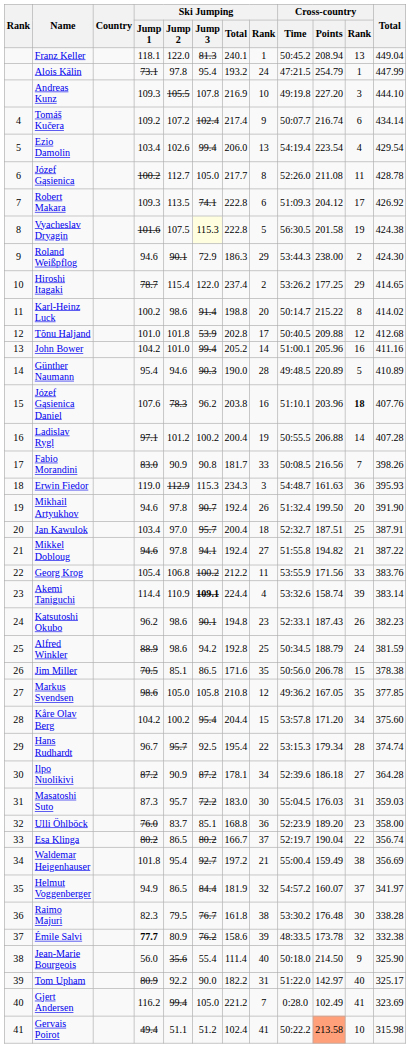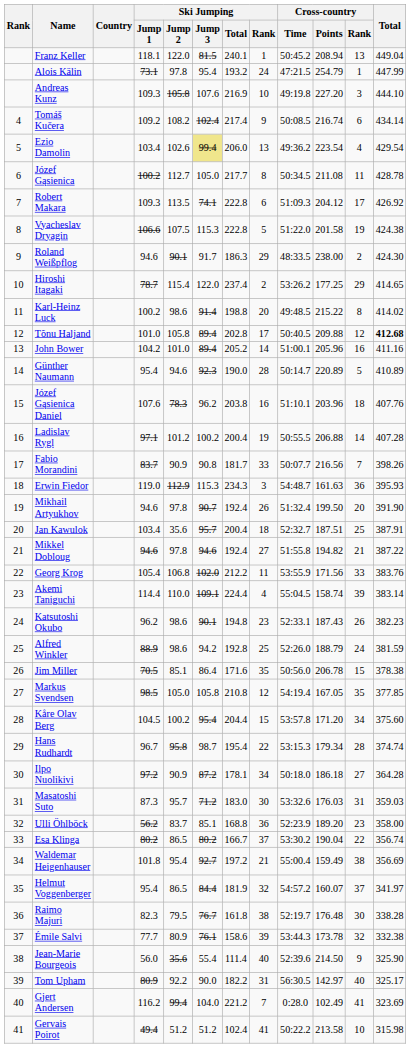(208, 55) 81.3 -> (208, 55) 81.5
(178, 93) 105.5 -> (178, 93) 105.8
(208, 93) 107.8 -> (208, 93) 107.6
(178, 120) 107.2 -> (178, 120) 108.2
(295, 120) 50:07.7 -> (295, 120) 50:08.5
(208, 148) no background -> (208, 148) khaki background
(295, 148) 54:19.4 -> (295, 148) 49:36.2
(295, 175) 52:26.0 -> (295, 175) 50:34.5
(149, 230) 101.6 -> (149, 230) 106.6
(208, 230) lightyellow background -> (208, 230) no background
(295, 230) 56:30.5 -> (295, 230) 51:22.0
(208, 257) 72.9 -> (208, 257) 91.7
(295, 257) 53:44.3 -> (295, 257) 48:33.5
(295, 312) 50:14.7 -> (295, 312) 49:48.5
(178, 333) 101.8 -> (178, 333) 105.8
(208, 333) 53.9 -> (208, 333) 89.4
(390, 333) normal -> (390, 333) bold
(208, 349) 99.4 -> (208, 349) 89.4
(208, 371) 90.3 -> (208, 371) 92.3
(295, 371) 49:48.5 -> (295, 371) 50:14.7
(359, 404) bold -> (359, 404) normal
(149, 464) 83.0 -> (149, 464) 83.7
(295, 464) 50:08.5 -> (295, 464) 50:07.7
(178, 529) 97.0 -> (178, 529) 35.6
(208, 551) 94.1 -> (208, 551) 94.6
(208, 572) 100.2 -> (208, 572) 102.0
(178, 594) 110.9 -> (178, 594) 110.0
(208, 594) bold -> (208, 594) normal
(295, 594) 53:32.6 -> (295, 594) 55:04.5
(295, 649) 50:34.5 -> (295, 649) 52:26.0
(208, 670) 86.5 -> (208, 670) 86.4
(149, 692) 98.6 -> (149, 692) 98.5
(295, 692) 49:36.2 -> (295, 692) 54:19.4
(149, 719) 104.2 -> (149, 719) 104.5
(178, 747) 95.7 -> (178, 747) 95.8
(208, 747) 92.5 -> (208, 747) 98.7
(149, 774) 87.2 -> (149, 774) 97.2
(295, 774) 52:39.6 -> (295, 774) 50:18.0
(208, 801) 72.2 -> (208, 801) 71.2
(295, 801) 55:04.5 -> (295, 801) 53:32.6
(149, 823) 76.0 -> (149, 823) 56.2
(295, 839) 52:19.7 -> (295, 839) 53:30.2
(149, 888) 94.9 -> (149, 888) 95.4
(295, 915) 53:30.2 -> (295, 915) 52:19.7
(149, 937) bold -> (149, 937) normal
(208, 937) 76.2 -> (208, 937) 76.1
(295, 937) 48:33.5 -> (295, 937) 53:44.3
(295, 959) 50:18.0 -> (295, 959) 52:39.6
(295, 980) 51:22.0 -> (295, 980) 56:30.5
(208, 1002) 105.0 -> (208, 1002) 104.0
(178, 1029) 51.1 -> (178, 1029) 51.2
(329, 1029) lightsalmon background -> (329, 1029) no background
